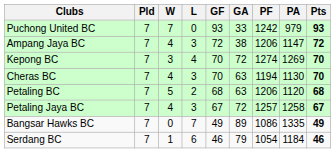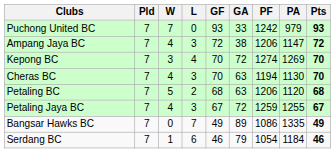(266, 108) 1257 -> (266, 108) 1259
(293, 108) 1258 -> (293, 108) 1255
